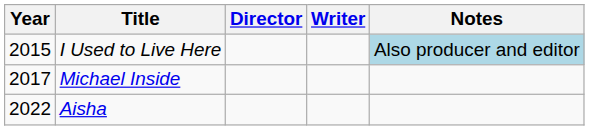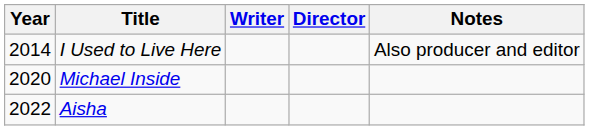columns swapped: (266, 19) <-> (338, 19)
(30, 49) 2015 -> (30, 49) 2014
(477, 49) lightblue background -> (477, 49) no background
(30, 79) 2017 -> (30, 79) 2020
